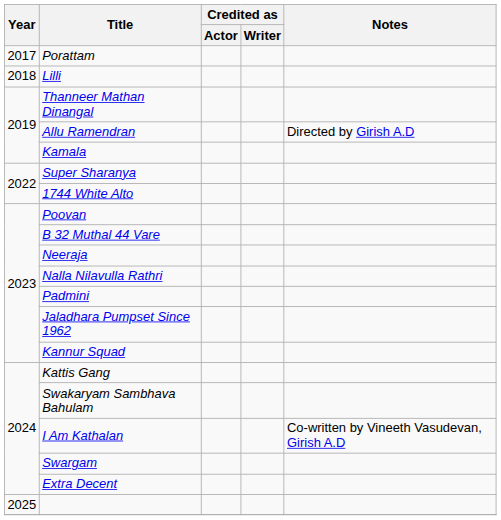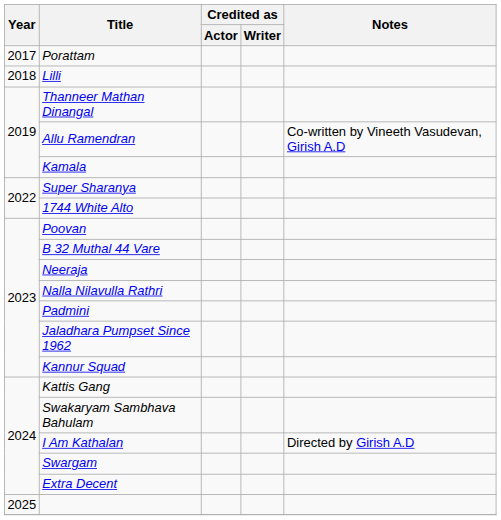(351, 132) Directed by Girish A.D -> (384, 139) Co-written by Vineeth Vasudevan, Girish A.D
(384, 435) Co-written by Vineeth Vasudevan, Girish A.D -> (351, 443) Directed by Girish A.D
